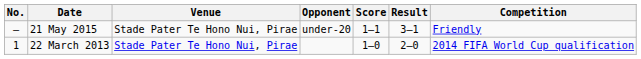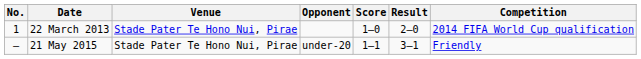rows swapped: (70, 46) <-> (64, 29)
